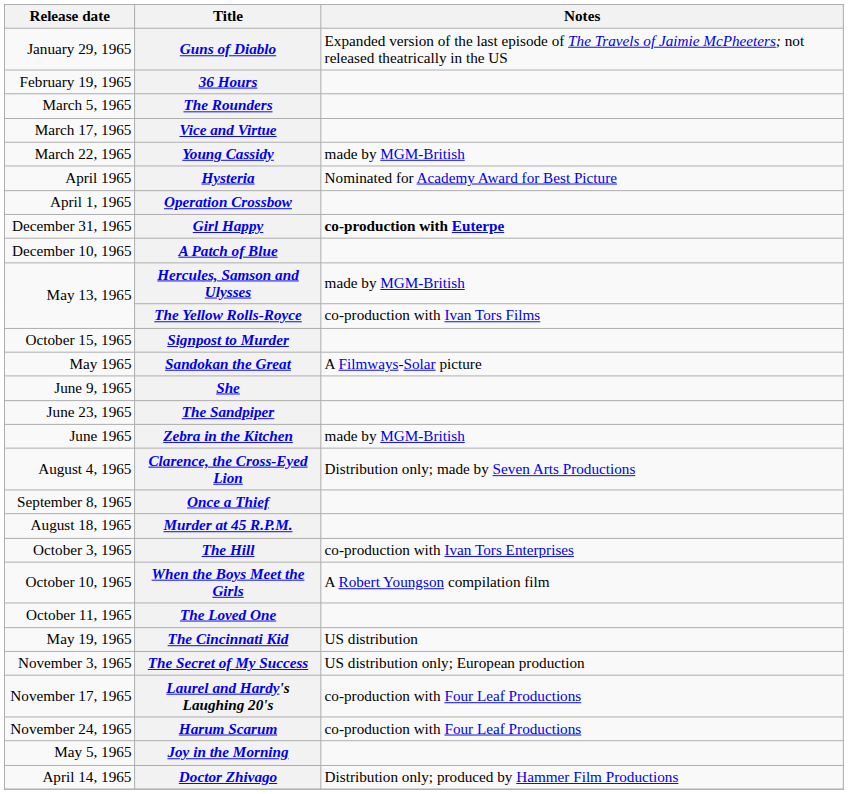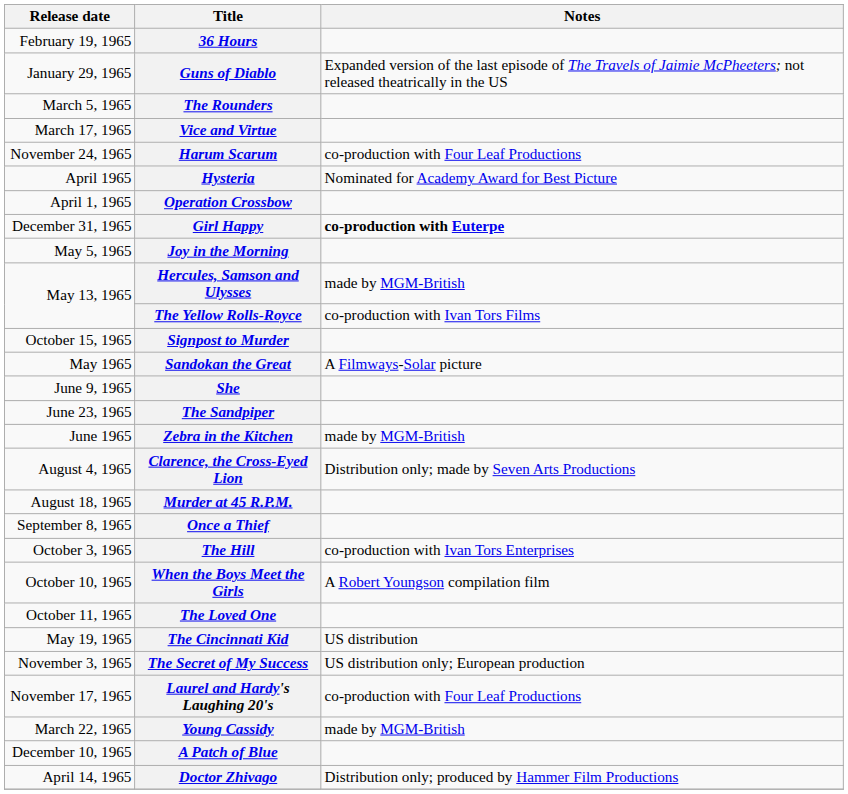rows swapped: (228, 49) <-> (228, 81)
rows swapped: (228, 154) <-> (228, 728)
rows swapped: (228, 752) <-> (228, 250)
rows swapped: (228, 525) <-> (228, 501)
